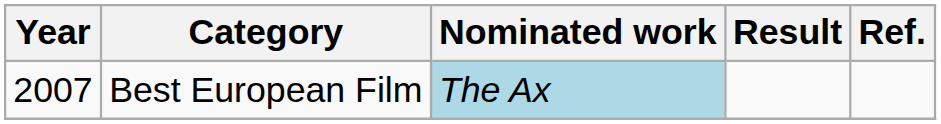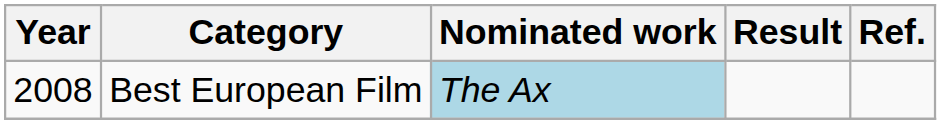(53, 89) 2007 -> (53, 89) 2008
